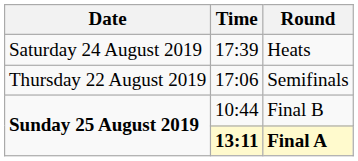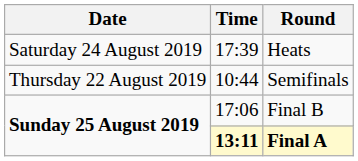(237, 79) 17:06 -> (237, 79) 10:44
(237, 110) 10:44 -> (237, 110) 17:06
